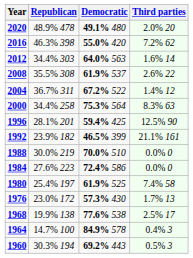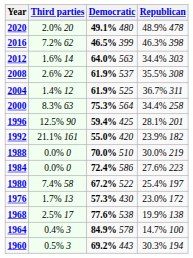columns swapped: (54, 12) <-> (159, 12)
(104, 43) 55.0% 420 -> (112, 43) 46.5% 399
(104, 90) 67.2% 522 -> (112, 90) 61.9% 525
(104, 136) 46.5% 399 -> (112, 136) 55.0% 420
(104, 183) 61.9% 525 -> (112, 183) 67.2% 522
